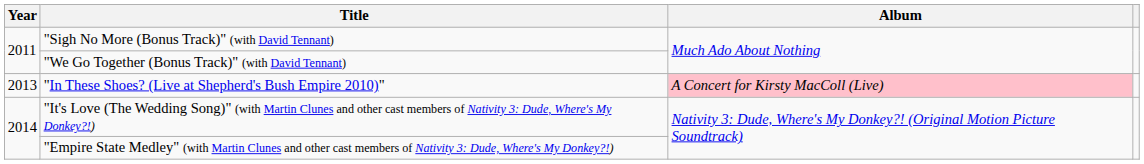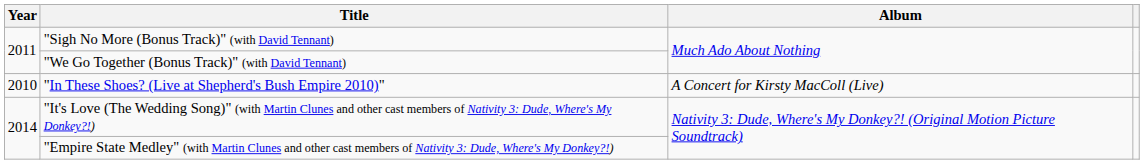(22, 85) 2013 -> (22, 85) 2010
(778, 85) pink background -> (778, 85) no background
